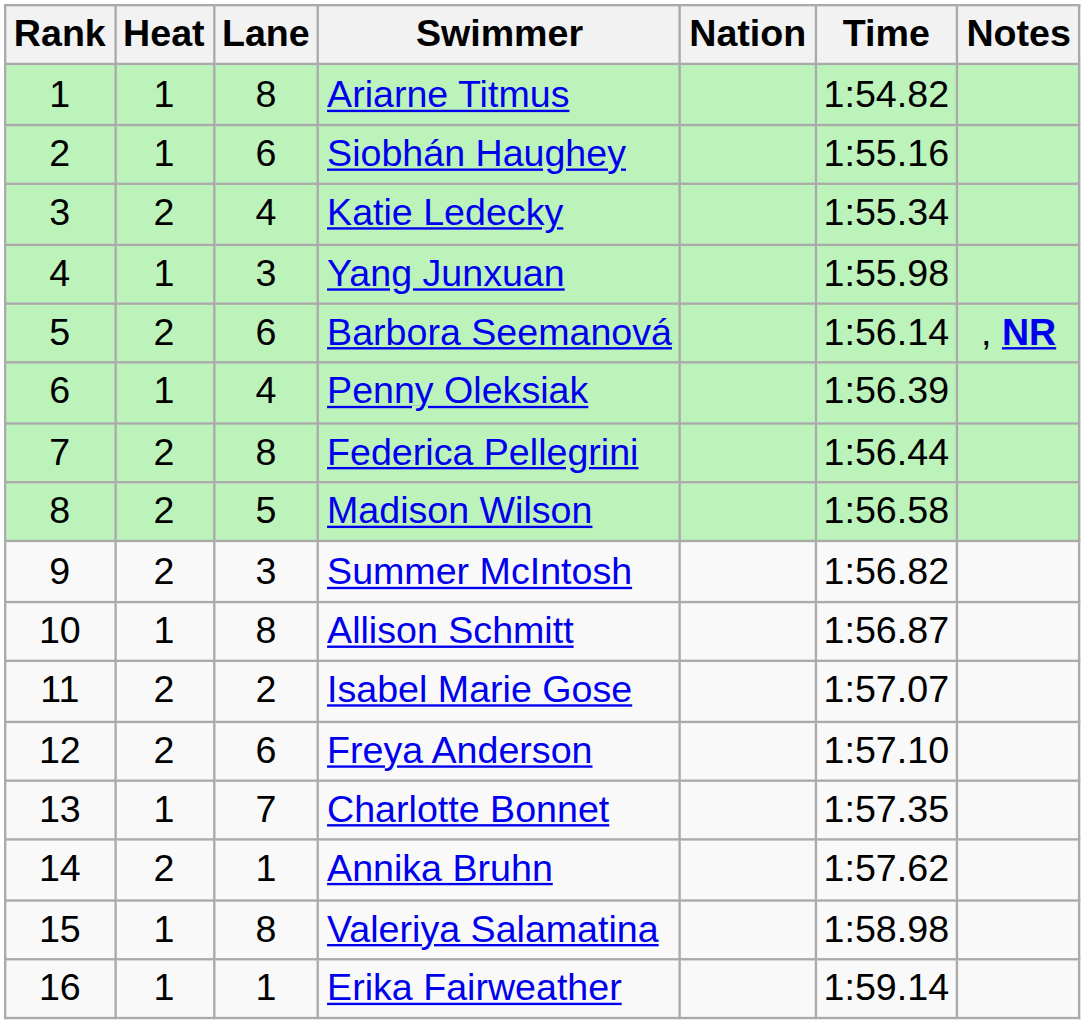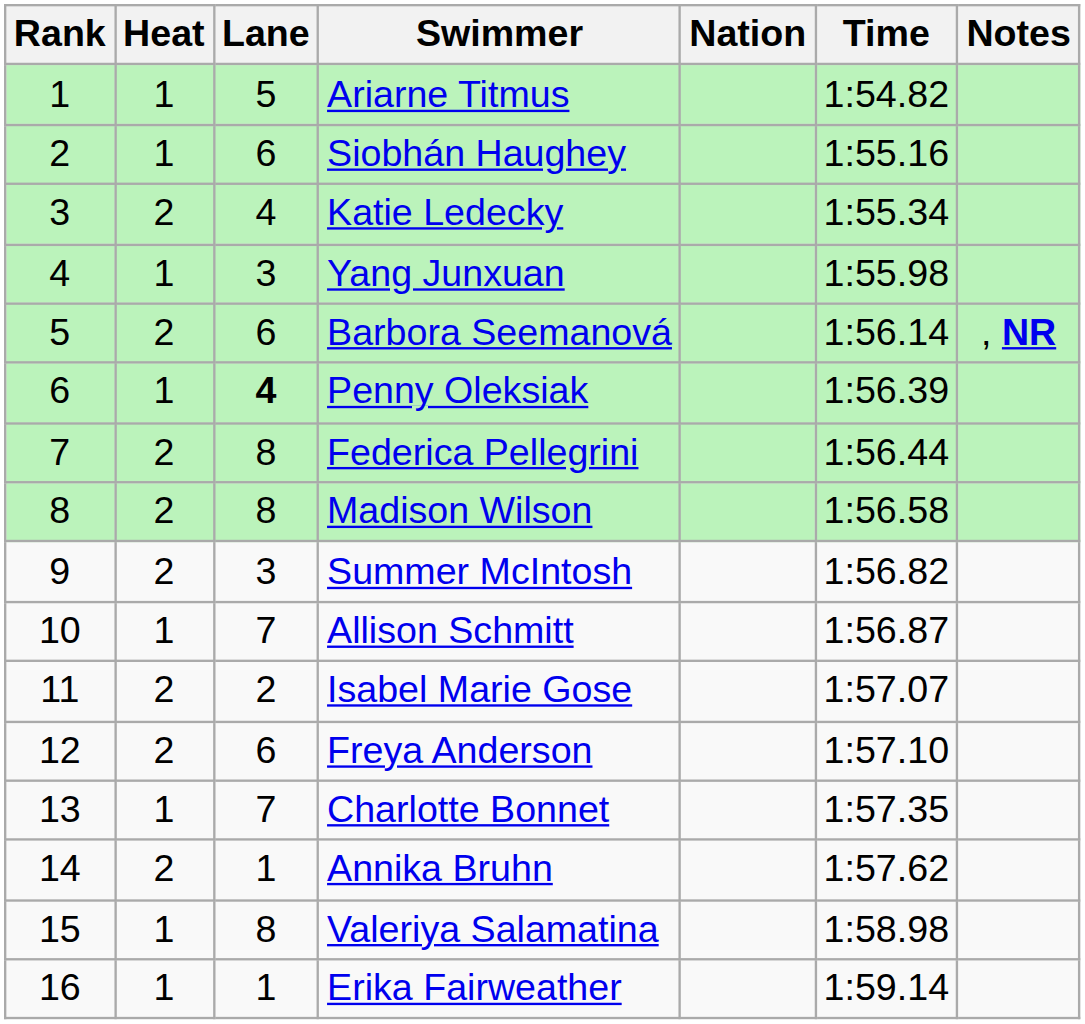(266, 93) 8 -> (266, 93) 5
(266, 392) normal -> (266, 392) bold
(266, 511) 5 -> (266, 511) 8
(266, 630) 8 -> (266, 630) 7
